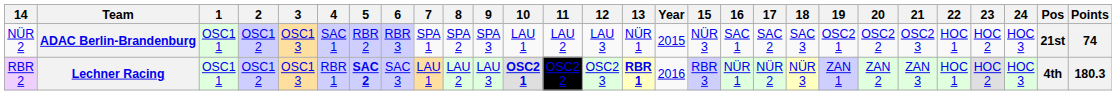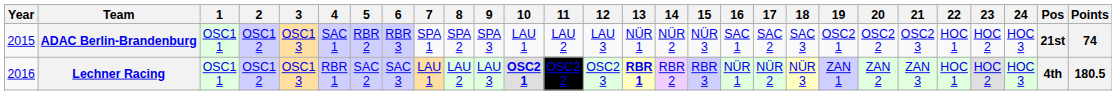columns swapped: (671, 14) <-> (21, 14)
(366, 73) bold -> (366, 73) normal
(1090, 73) 180.3 -> (1090, 73) 180.5
